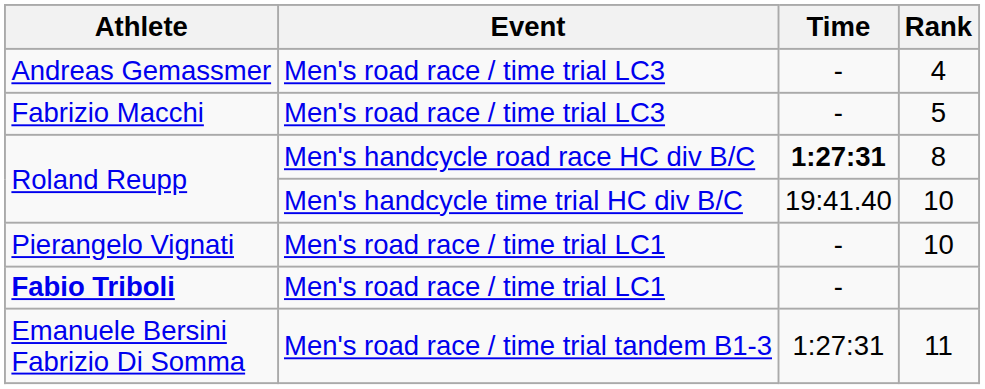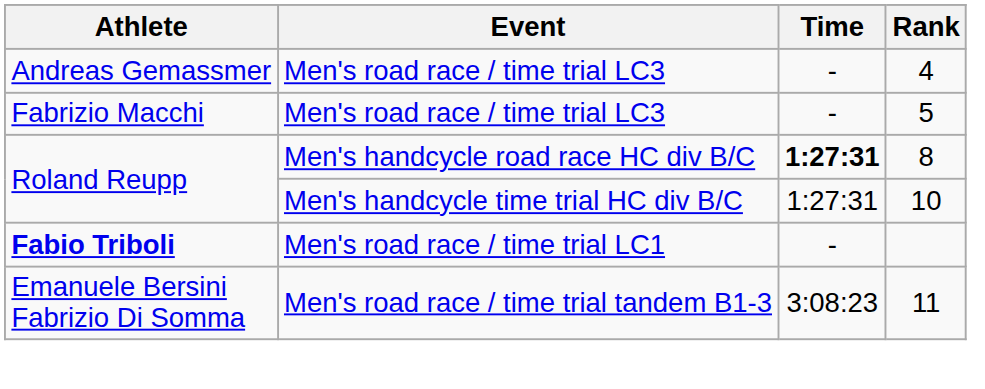(838, 201) 19:41.40 -> (832, 201) 1:27:31
- row: (123, 244)
(838, 347) 1:27:31 -> (832, 303) 3:08:23
